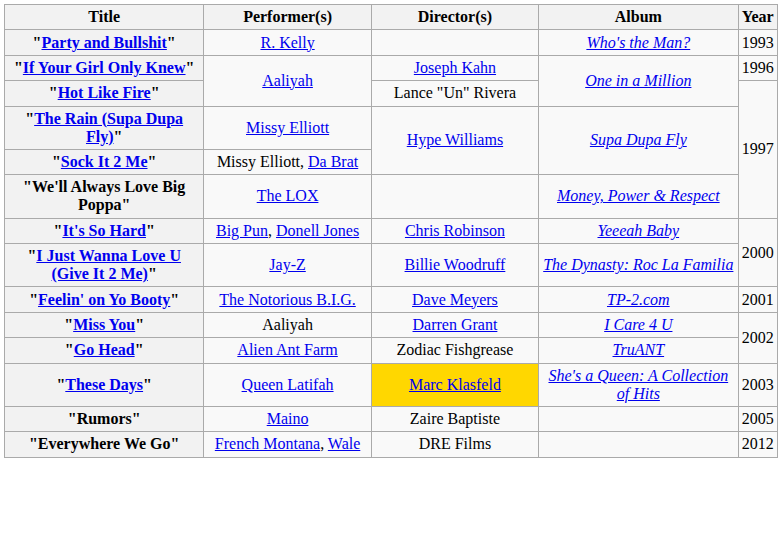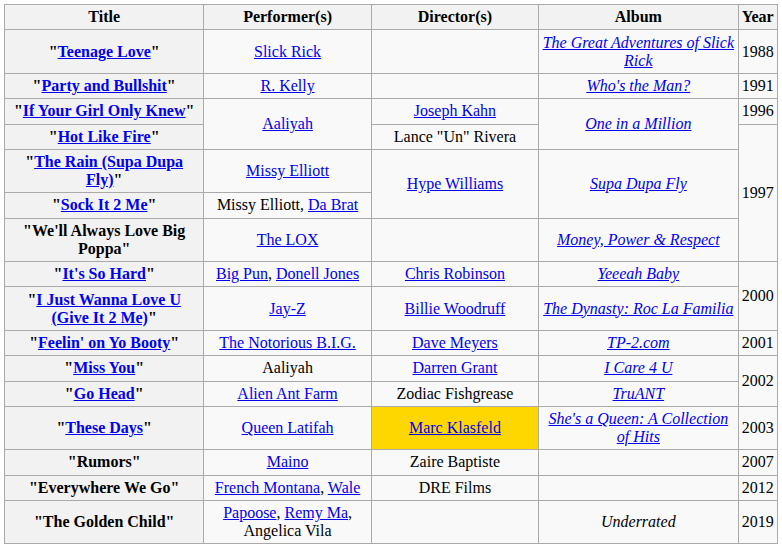+ row: (104, 51)
(758, 42) 1993 -> (758, 85) 1991
(758, 419) 2005 -> (758, 462) 2007
+ row: (104, 522)
